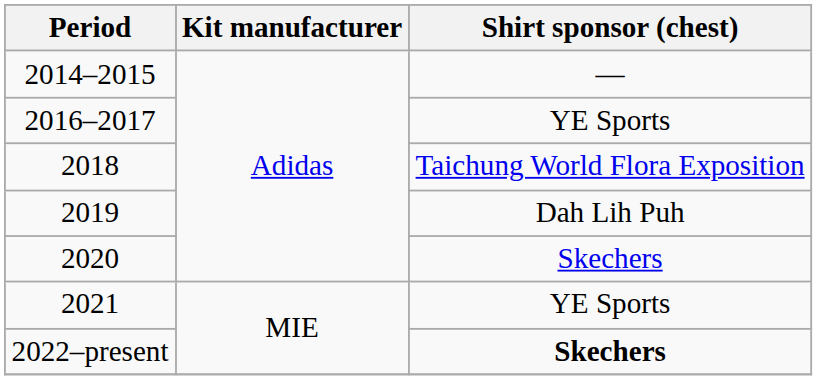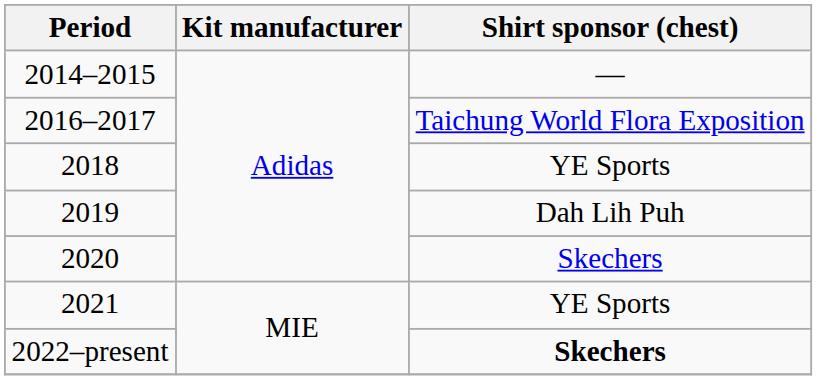(610, 119) YE Sports -> (610, 119) Taichung World Flora Exposition
(610, 166) Taichung World Flora Exposition -> (610, 166) YE Sports
